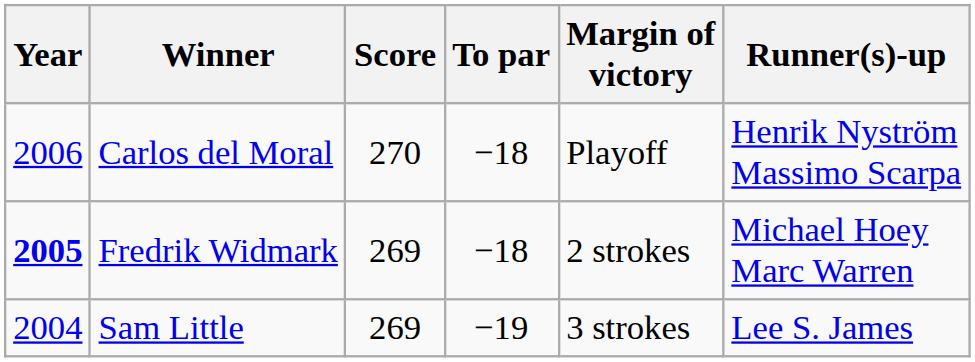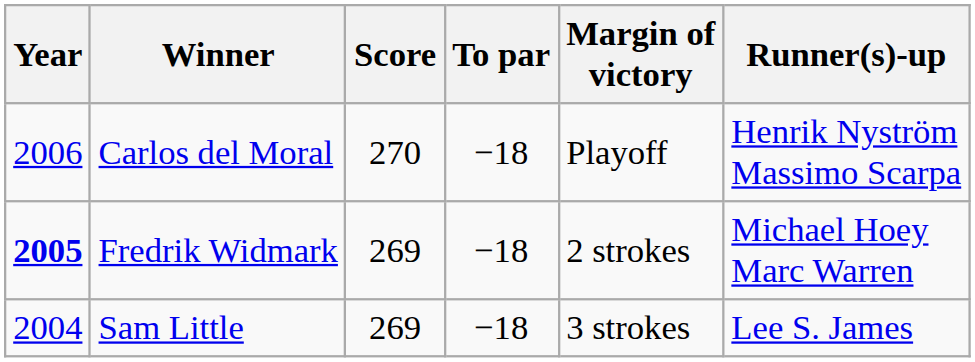(501, 327) −19 -> (501, 327) −18
